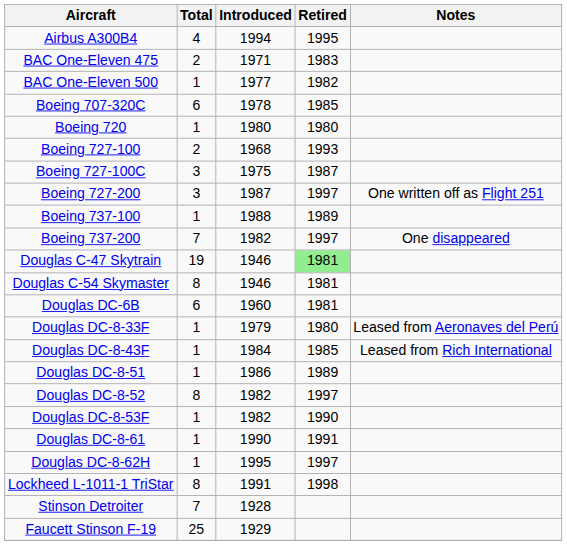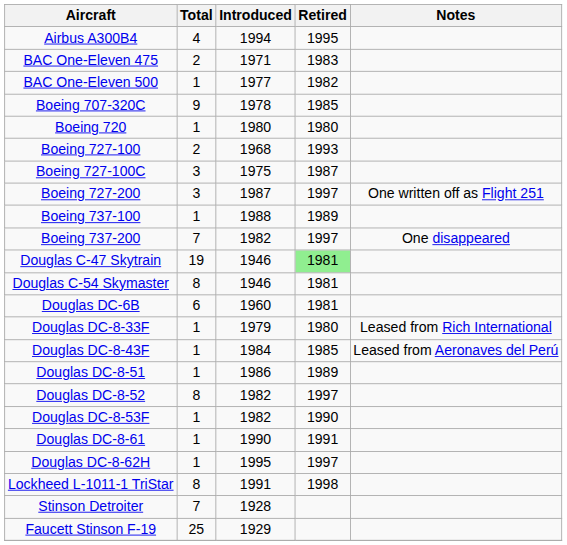(196, 104) 6 -> (196, 104) 9
(456, 328) Leased from Aeronaves del Perú -> (456, 328) Leased from Rich International
(456, 350) Leased from Rich International -> (456, 350) Leased from Aeronaves del Perú
